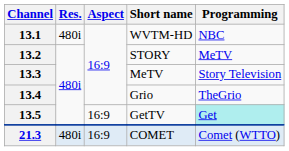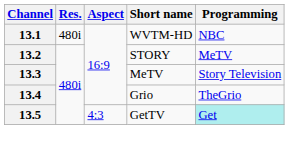(99, 114) 16:9 -> (96, 114) 4:3
- row: (30, 135)
